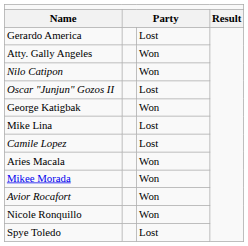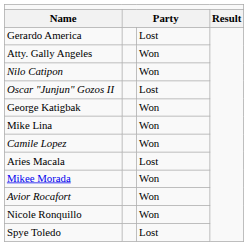(149, 125) Lost -> (149, 125) Won
(149, 143) Lost -> (149, 143) Won
(149, 161) Won -> (149, 161) Lost
